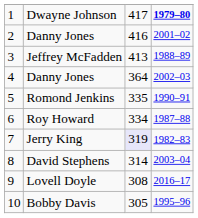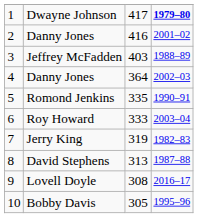(138, 56) 413 -> (138, 56) 403
(138, 118) 334 -> (138, 118) 333
(172, 118) 1987–88 -> (172, 118) 2003–04
(138, 139) lavender background -> (138, 139) no background
(138, 160) 314 -> (138, 160) 313
(172, 160) 2003–04 -> (172, 160) 1987–88
